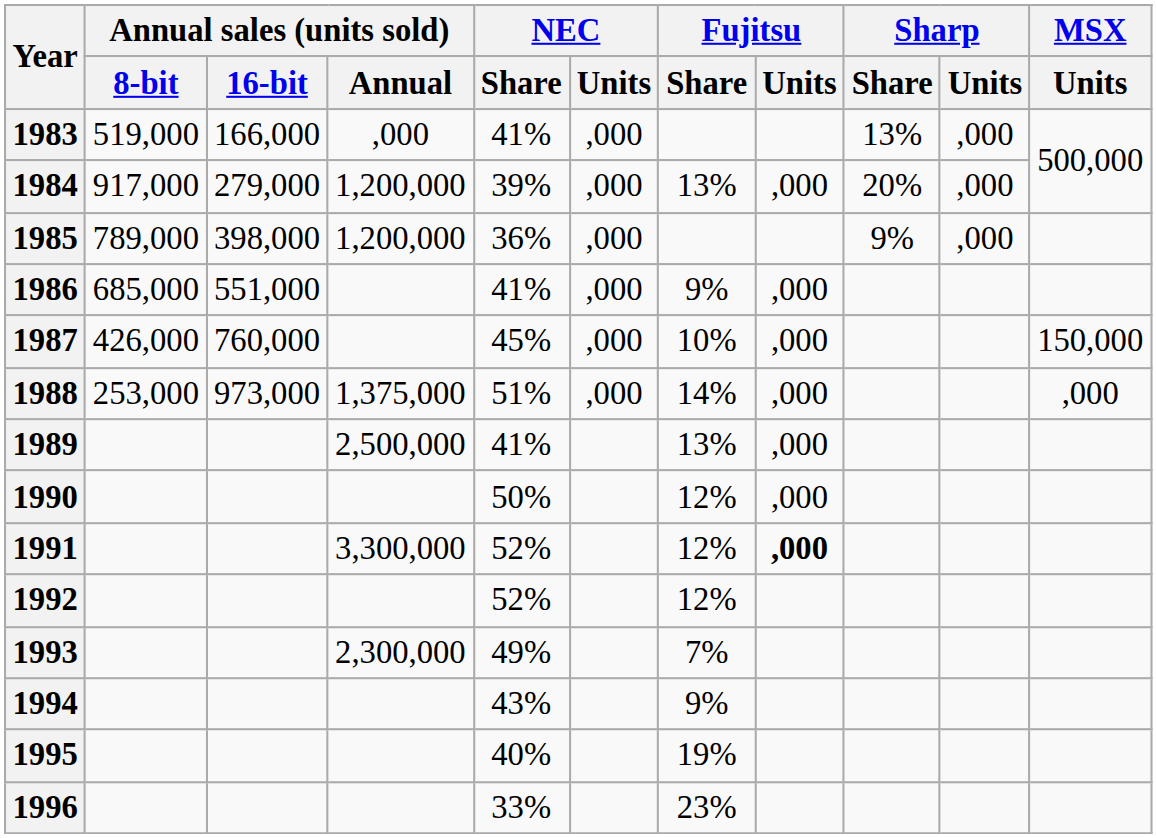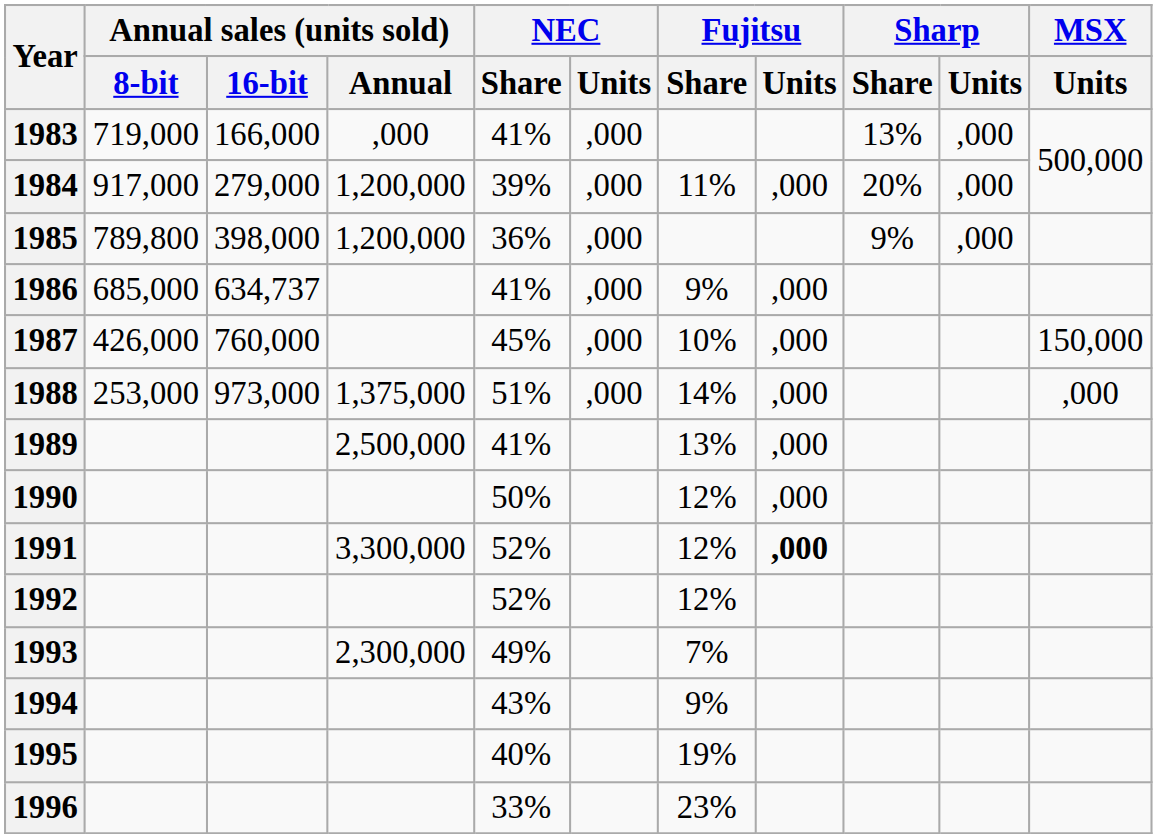(146, 133) 519,000 -> (146, 133) 719,000
(707, 185) 13% -> (707, 185) 11%
(146, 237) 789,000 -> (146, 237) 789,800
(267, 289) 551,000 -> (267, 289) 634,737
